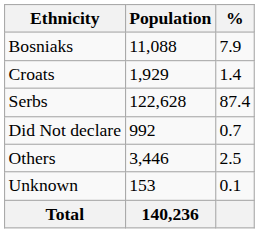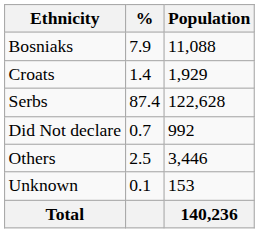columns swapped: (170, 18) <-> (235, 18)
